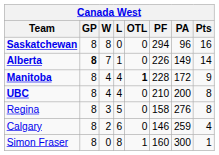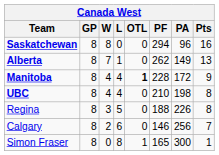(94, 61) bold -> (94, 61) normal
(161, 61) 226 -> (161, 61) 262
(206, 61) 14 -> (206, 61) 13
(182, 94) 200 -> (182, 94) 198
(161, 110) 158 -> (161, 110) 188
(182, 110) 276 -> (182, 110) 226
(182, 126) 259 -> (182, 126) 256
(209, 126) 4 -> (209, 126) 7
(161, 142) 160 -> (161, 142) 165
